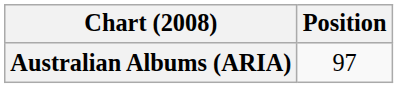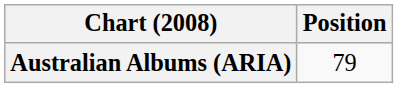(345, 62) 97 -> (345, 62) 79
